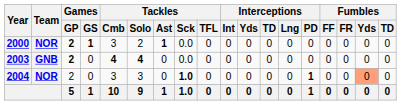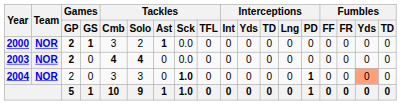(46, 60) GNB -> (46, 60) NOR
